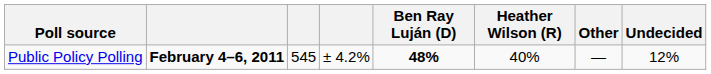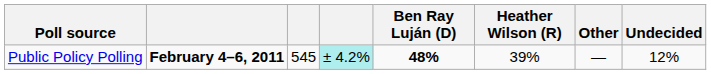(346, 57) no background -> (346, 57) paleturquoise background
(525, 57) 40% -> (525, 57) 39%
